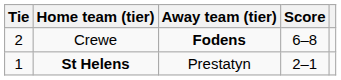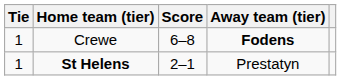columns swapped: (305, 16) <-> (219, 16)
(19, 40) 2 -> (19, 40) 1
